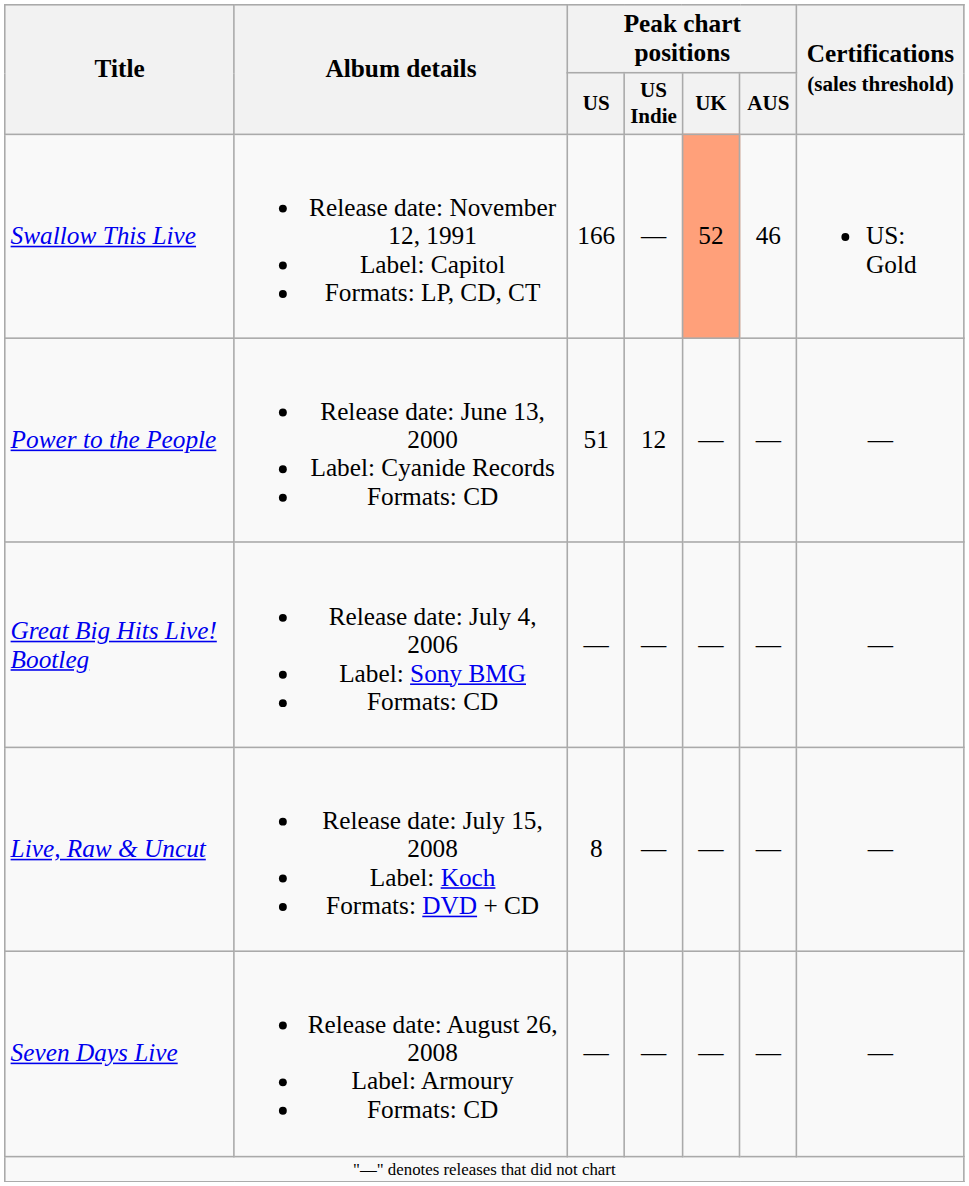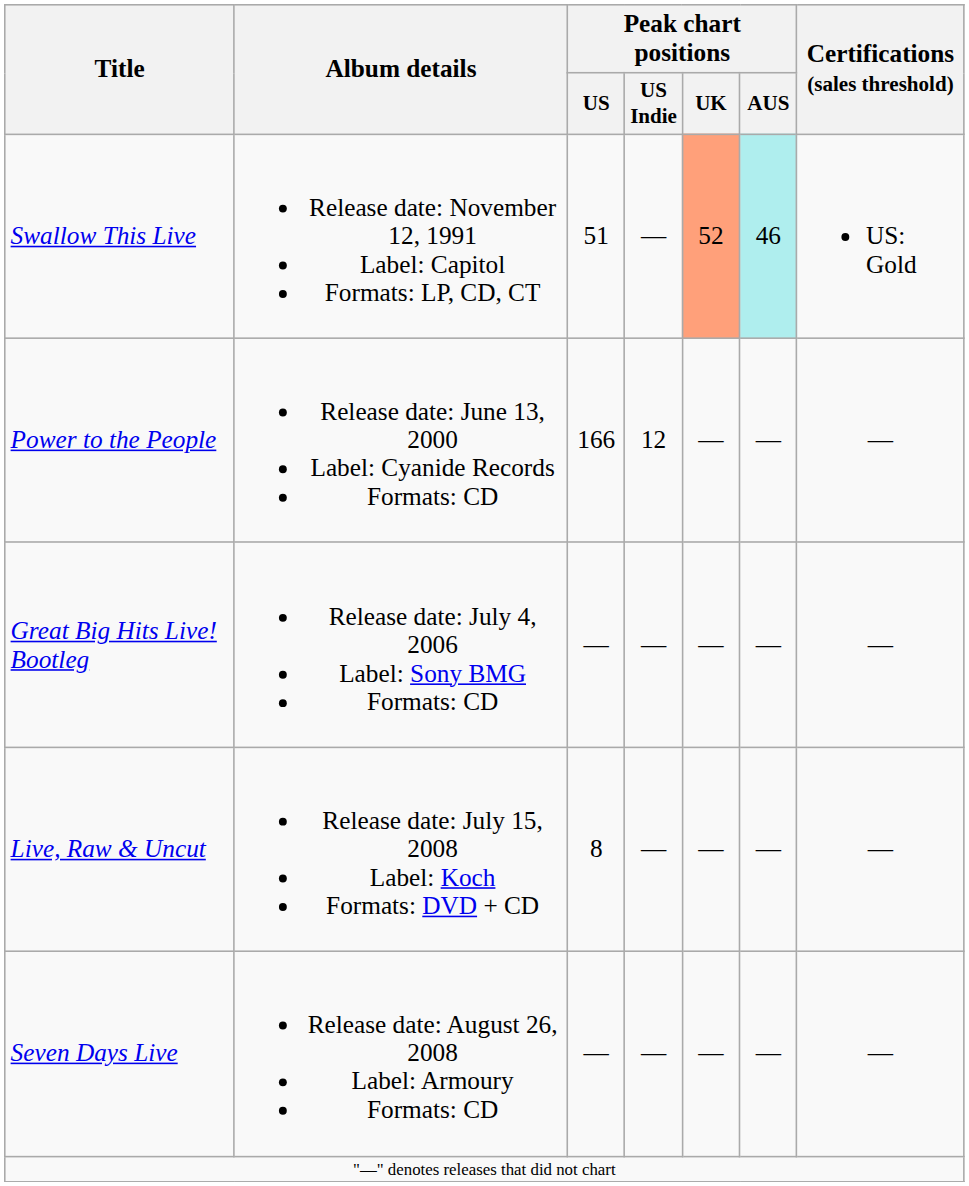(596, 235) 166 -> (596, 235) 51
(768, 235) no background -> (768, 235) paleturquoise background
(596, 440) 51 -> (596, 440) 166
